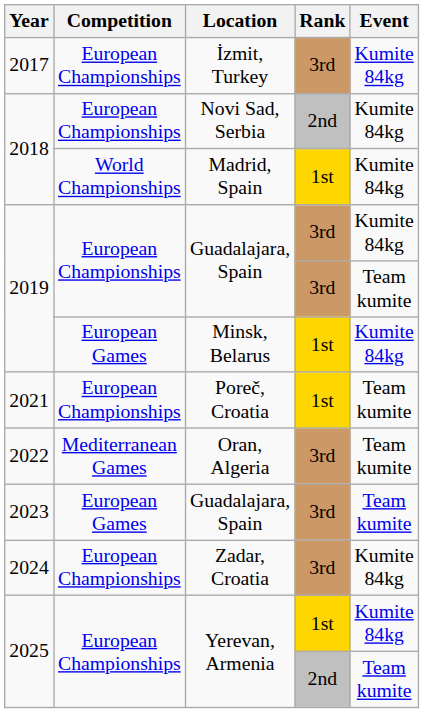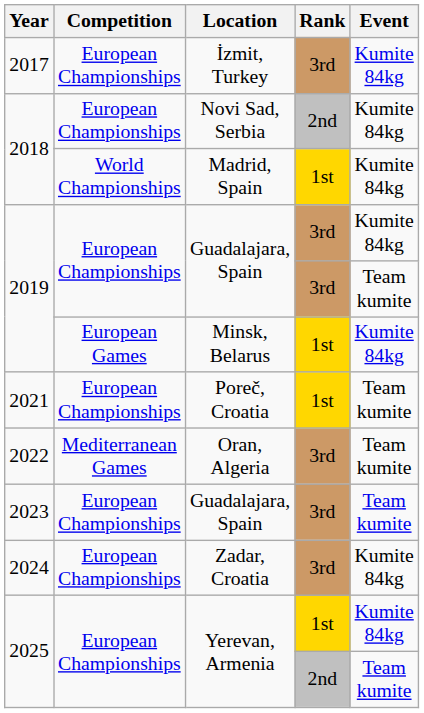(119, 511) European Games -> (119, 511) European Championships
